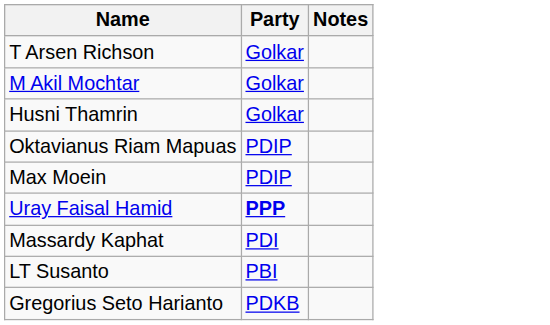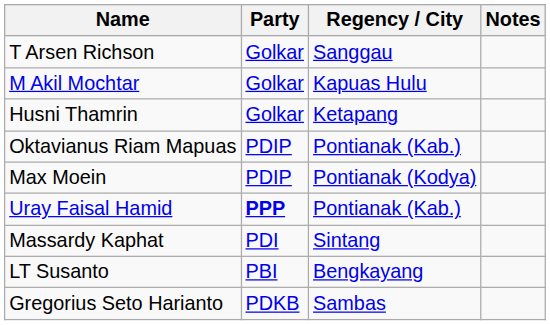+ column: (395, 20)
